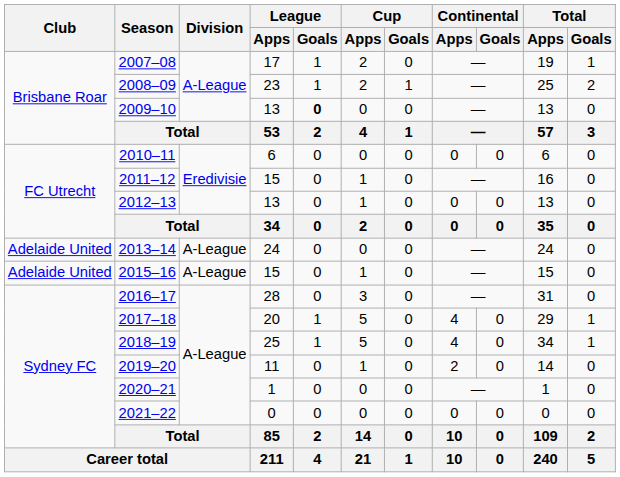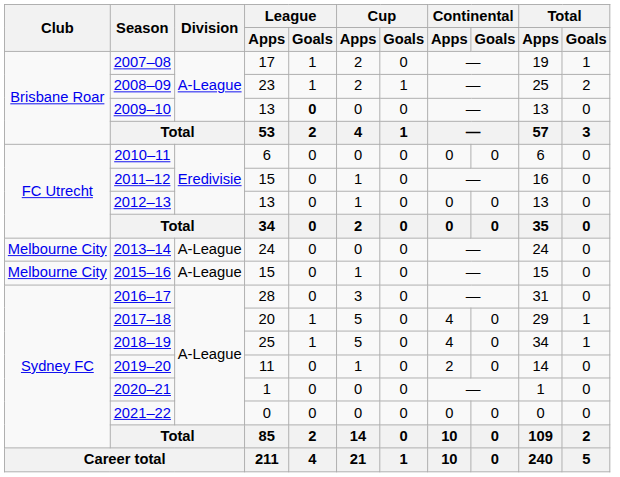(60, 249) Adelaide United -> (57, 249) Melbourne City
(60, 272) Adelaide United -> (57, 272) Melbourne City
